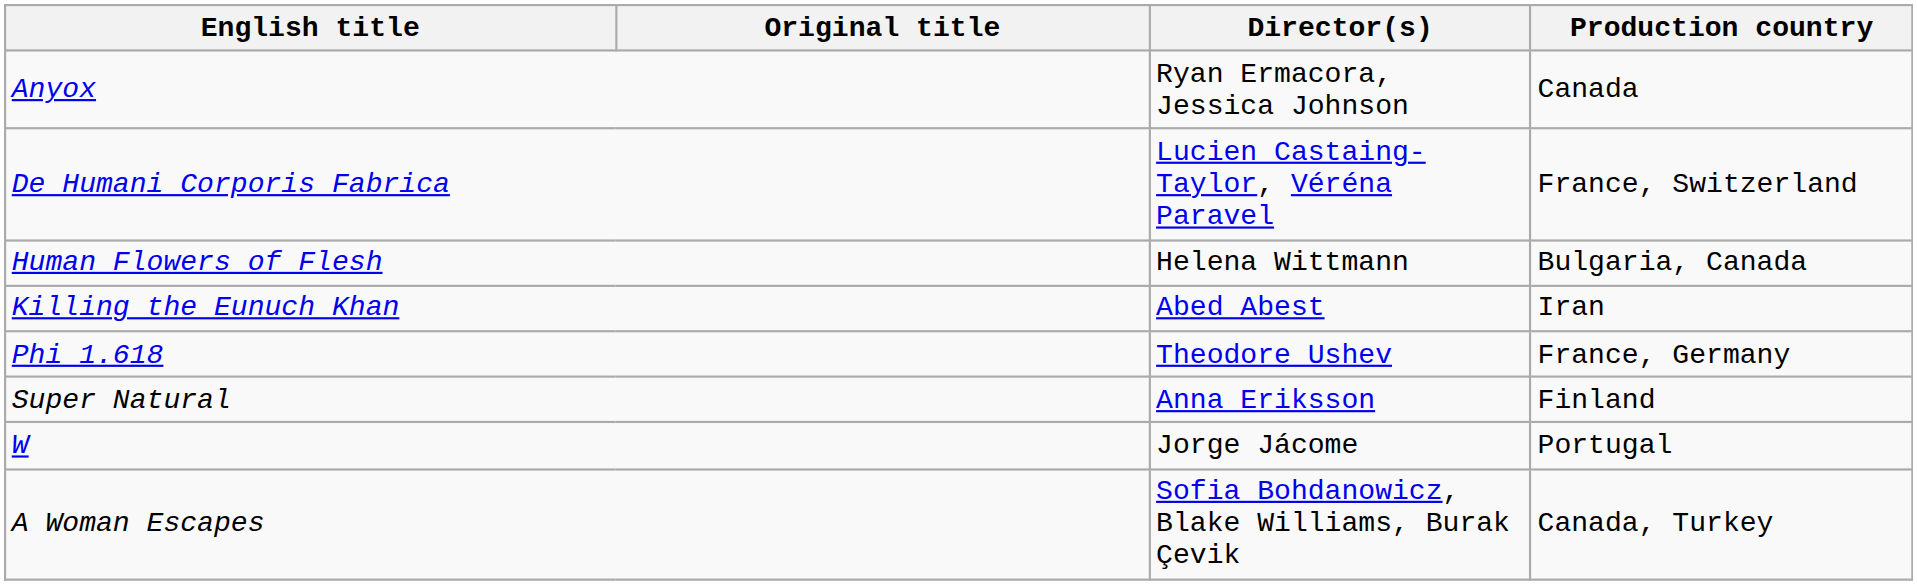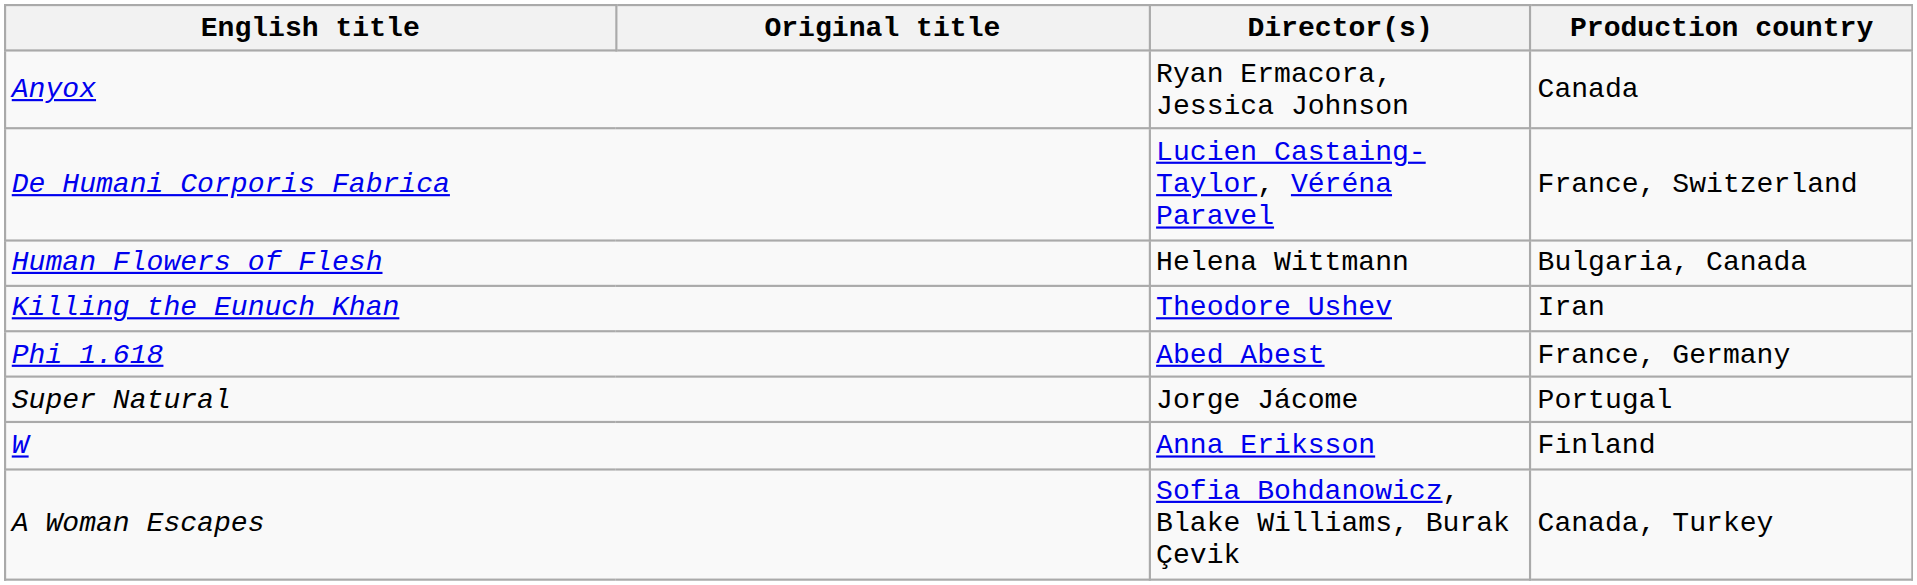(1240, 308) Abed Abest -> (1274, 308) Theodore Ushev
(1274, 354) Theodore Ushev -> (1240, 354) Abed Abest
(1266, 400) Anna Eriksson -> (1257, 400) Jorge Jácome
(1597, 400) Finland -> (1605, 400) Portugal
(1257, 446) Jorge Jácome -> (1266, 446) Anna Eriksson
(1605, 446) Portugal -> (1597, 446) Finland
